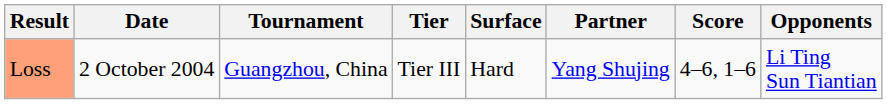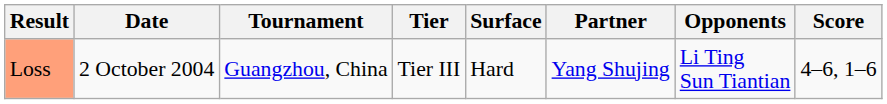columns swapped: (821, 21) <-> (718, 21)
